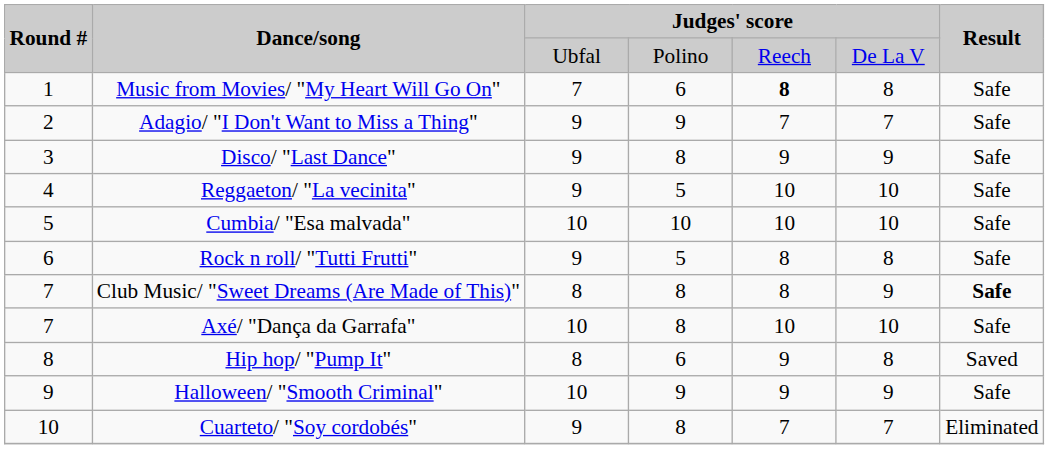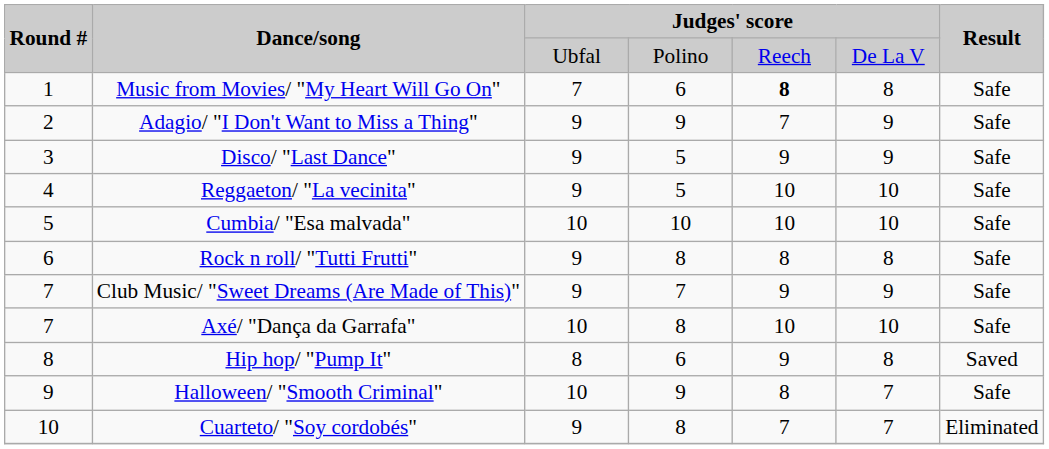(888, 122) 7 -> (888, 122) 9
(681, 156) 8 -> (681, 156) 5
(681, 257) 5 -> (681, 257) 8
(577, 291) 8 -> (577, 291) 9
(681, 291) 8 -> (681, 291) 7
(784, 291) 8 -> (784, 291) 9
(992, 291) bold -> (992, 291) normal
(784, 392) 9 -> (784, 392) 8
(888, 392) 9 -> (888, 392) 7
